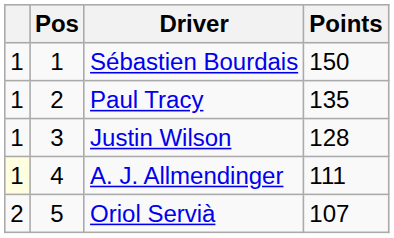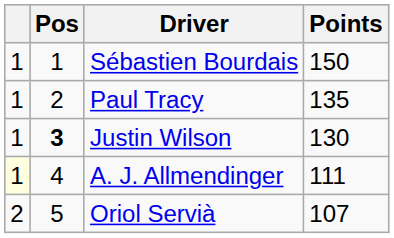(57, 138) normal -> (57, 138) bold
(329, 138) 128 -> (329, 138) 130
